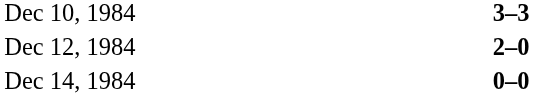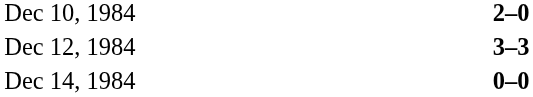(511, 12) 3–3 -> (511, 12) 2–0
(511, 46) 2–0 -> (511, 46) 3–3
